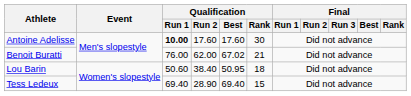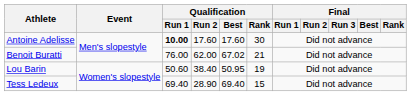(259, 69) 18 -> (259, 69) 19
